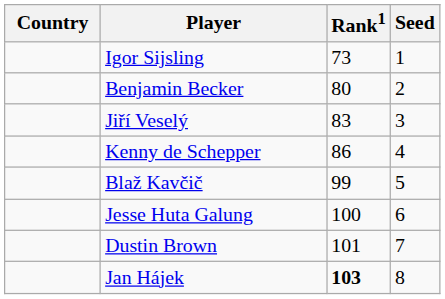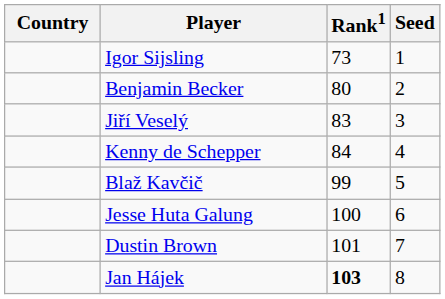(341, 151) 86 -> (341, 151) 84
